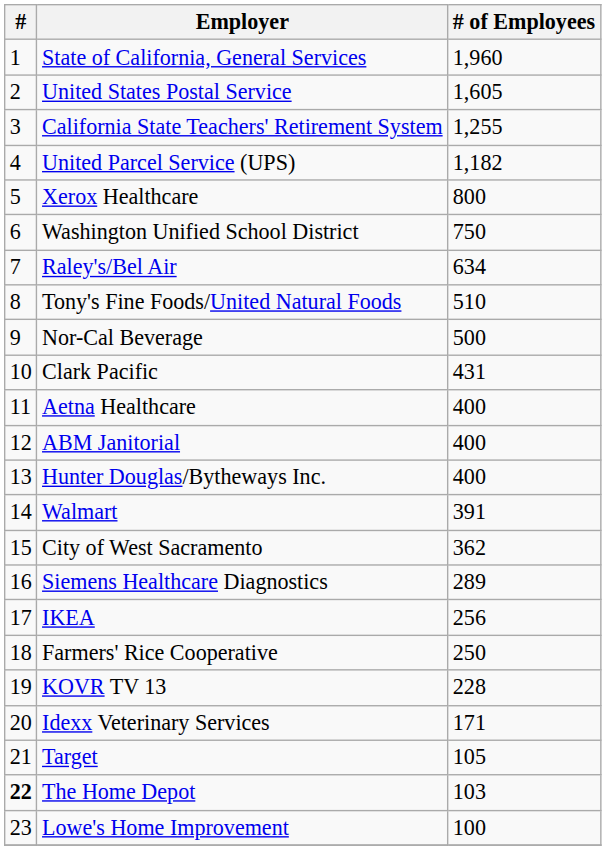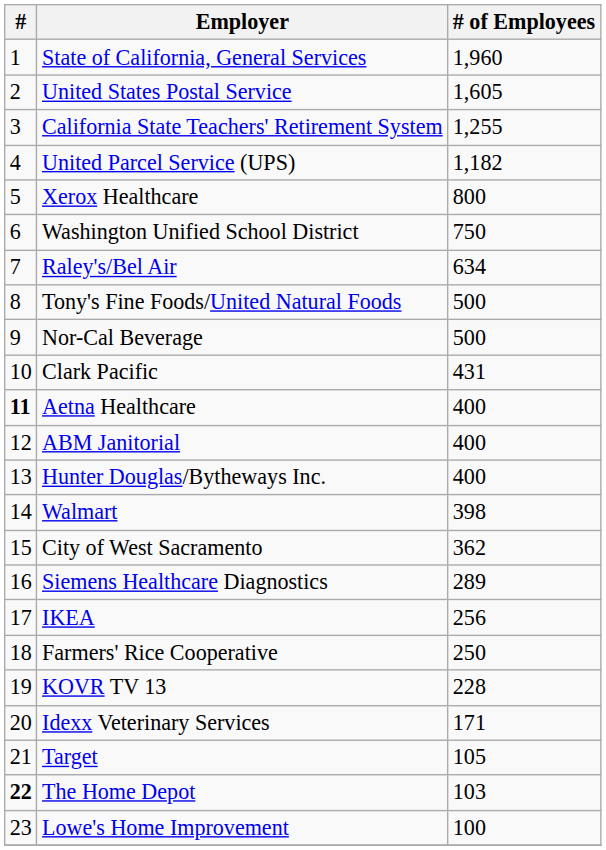(469, 302) 510 -> (469, 302) 500
(20, 407) normal -> (20, 407) bold
(469, 512) 391 -> (469, 512) 398
